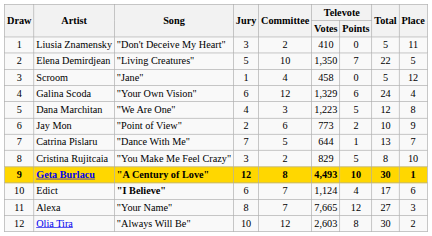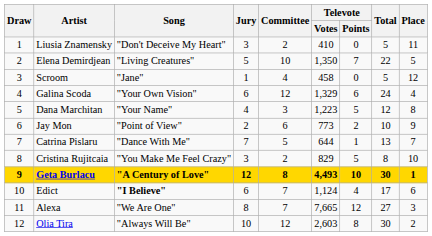(146, 110) "We Are One" -> (145, 110) "Your Name"
(145, 207) "Your Name" -> (146, 207) "We Are One"
